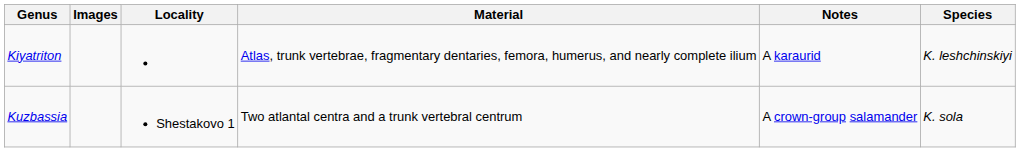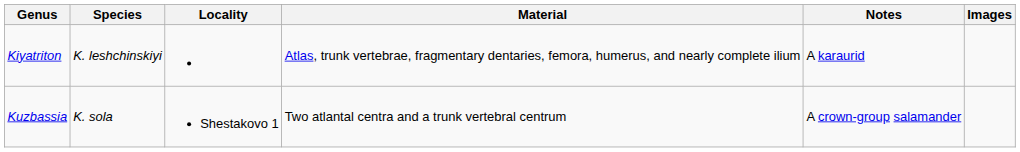columns swapped: (968, 14) <-> (95, 14)
